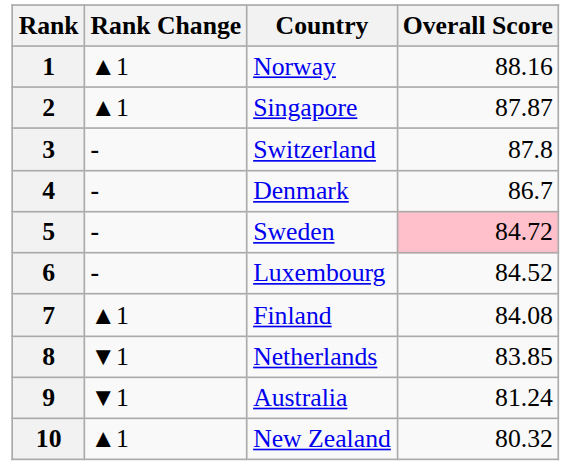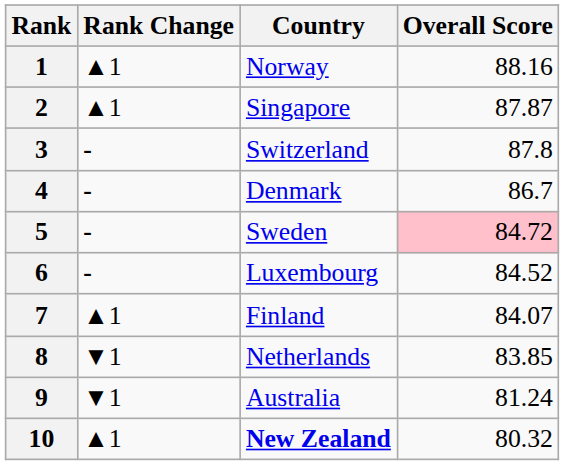(524, 314) 84.08 -> (524, 314) 84.07
(322, 439) normal -> (318, 439) bold
